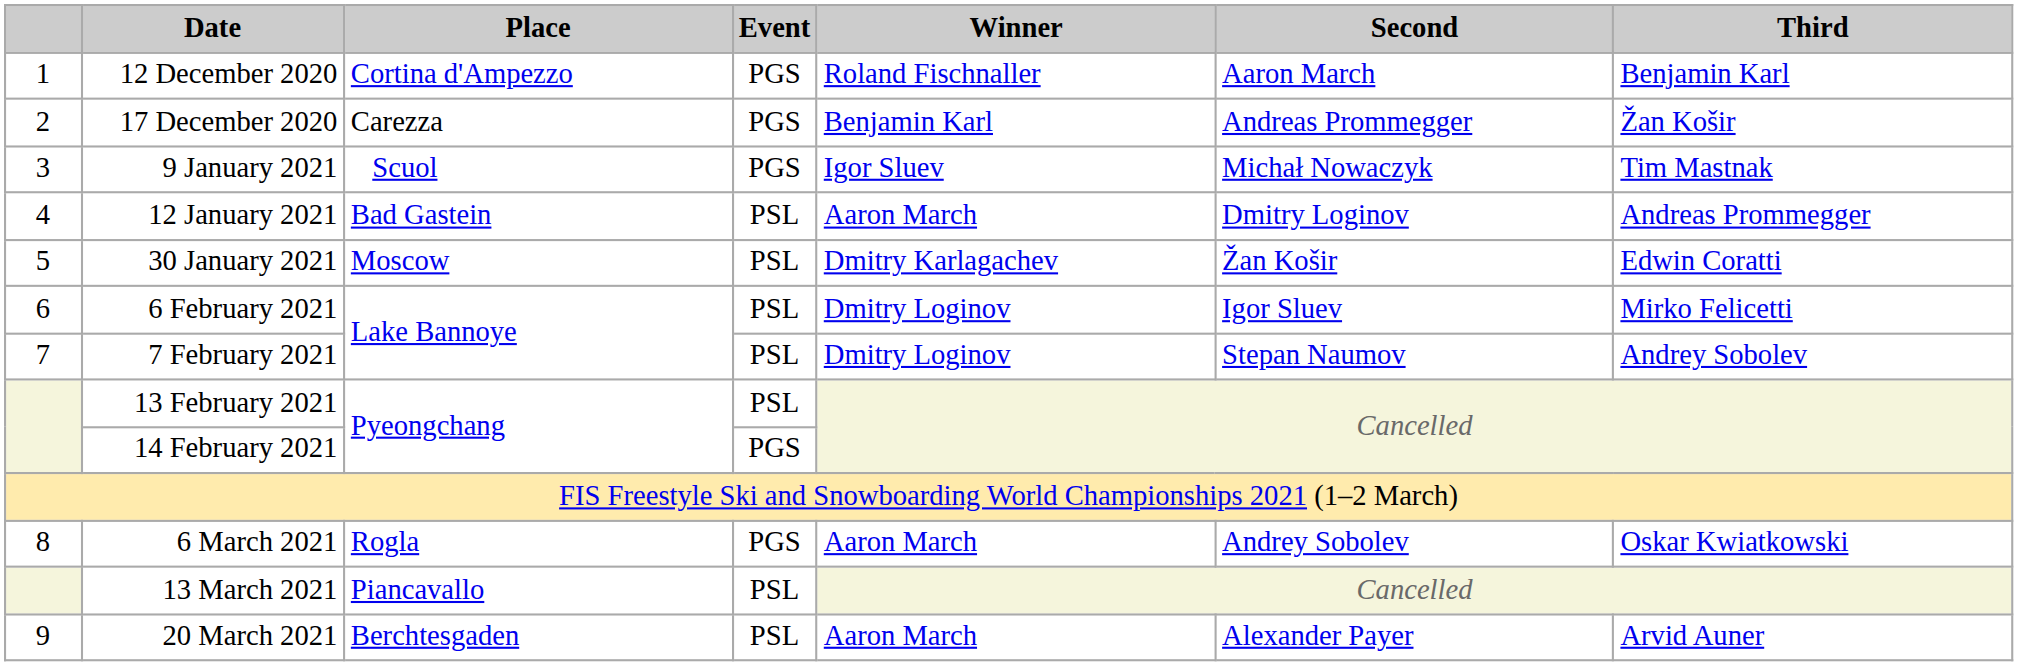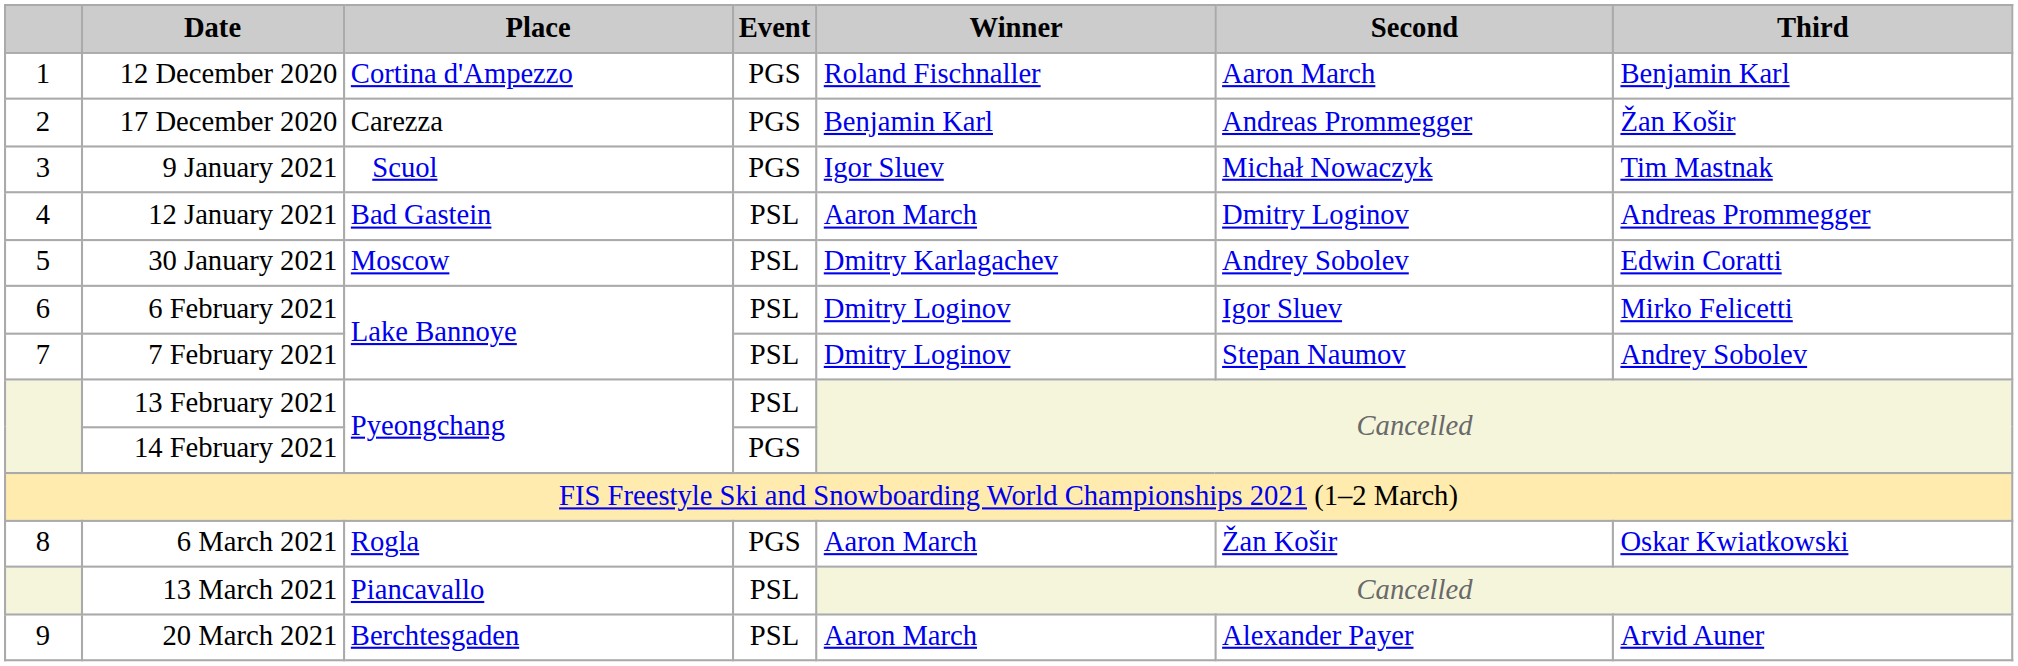(1280, 261) Žan Košir -> (1315, 261) Andrey Sobolev
(1315, 542) Andrey Sobolev -> (1280, 542) Žan Košir
